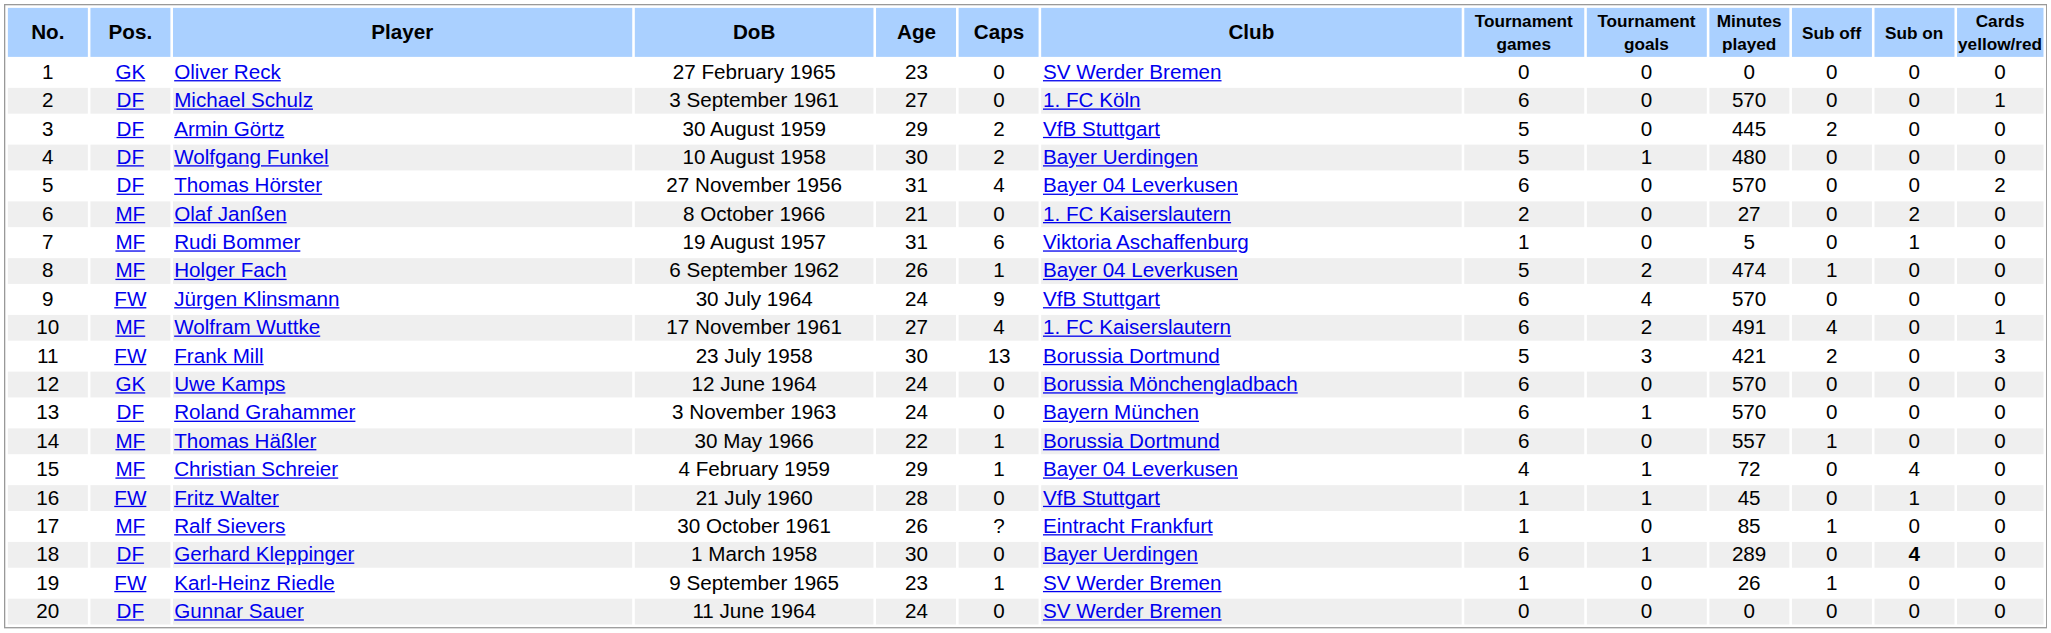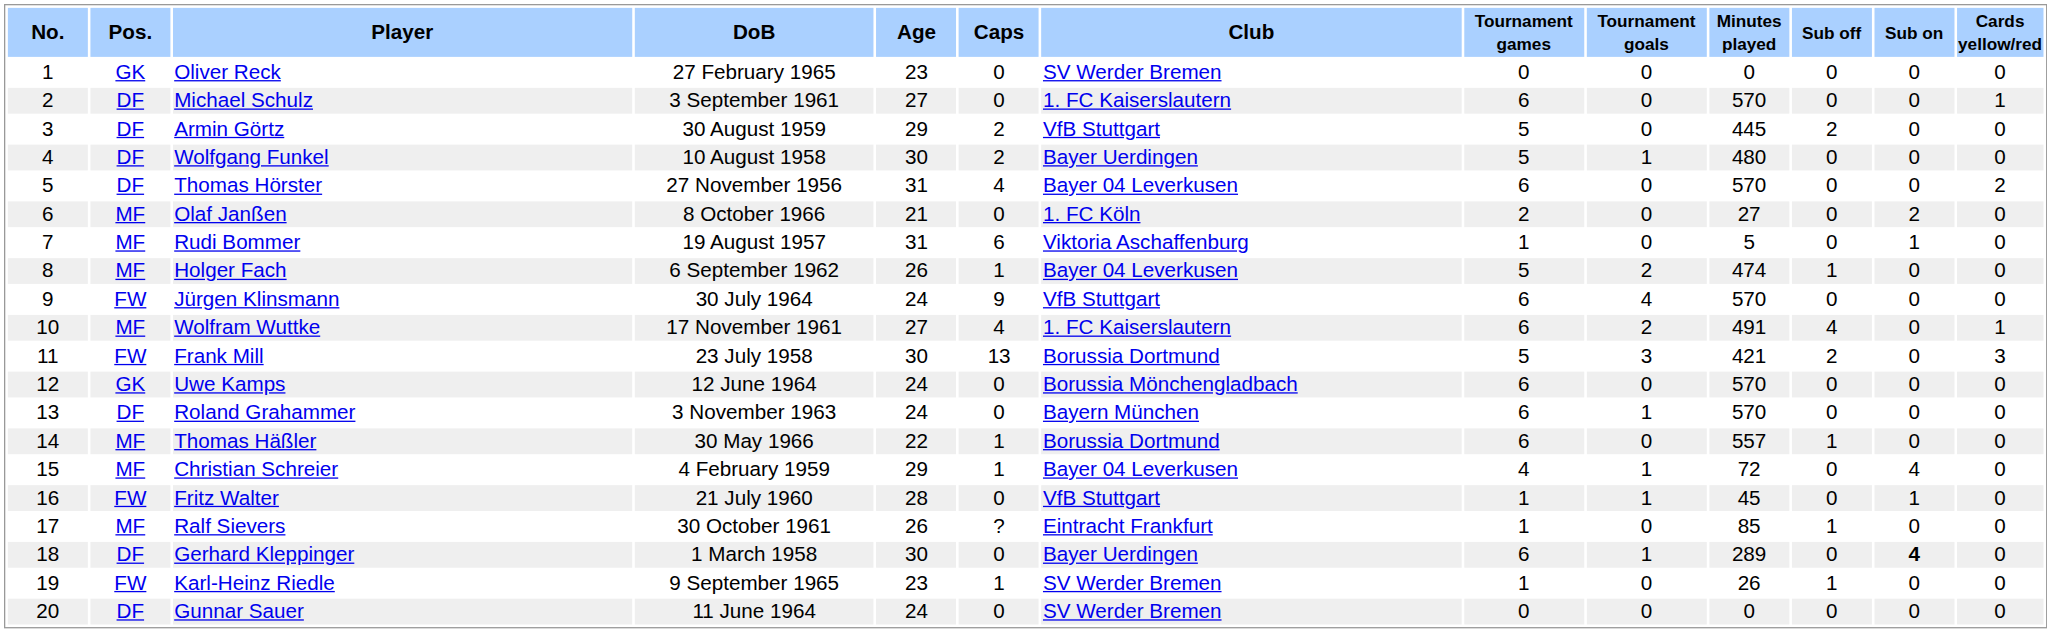(1092, 100) 1. FC Köln -> (1137, 100) 1. FC Kaiserslautern
(1137, 214) 1. FC Kaiserslautern -> (1092, 214) 1. FC Köln
